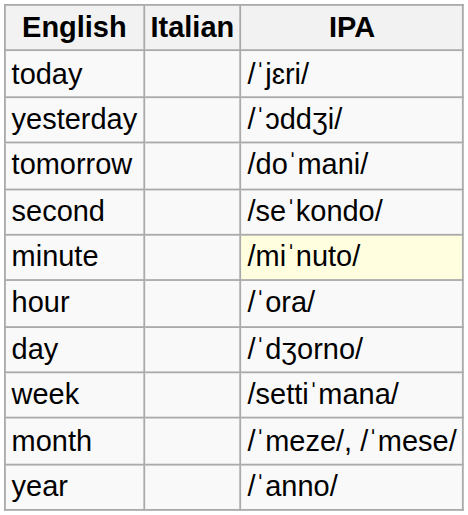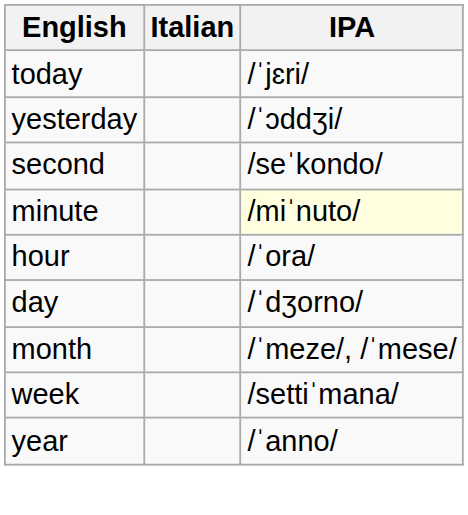- row: (72, 165)
rows swapped: (45, 394) <-> (52, 440)
